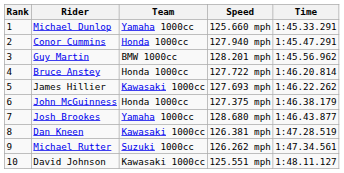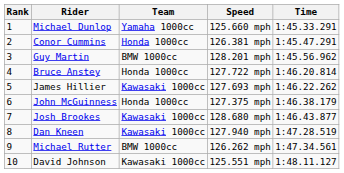(240, 42) 127.940 mph -> (240, 42) 126.381 mph
(158, 117) Yamaha 1000cc -> (163, 117) Kawasaki 1000cc
(240, 132) 126.381 mph -> (240, 132) 127.940 mph
(158, 147) Suzuki 1000cc -> (149, 147) BMW 1000cc
